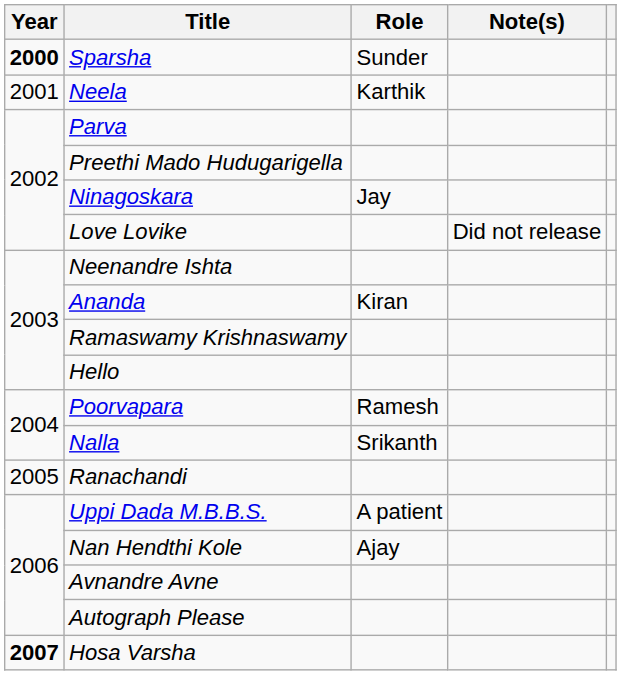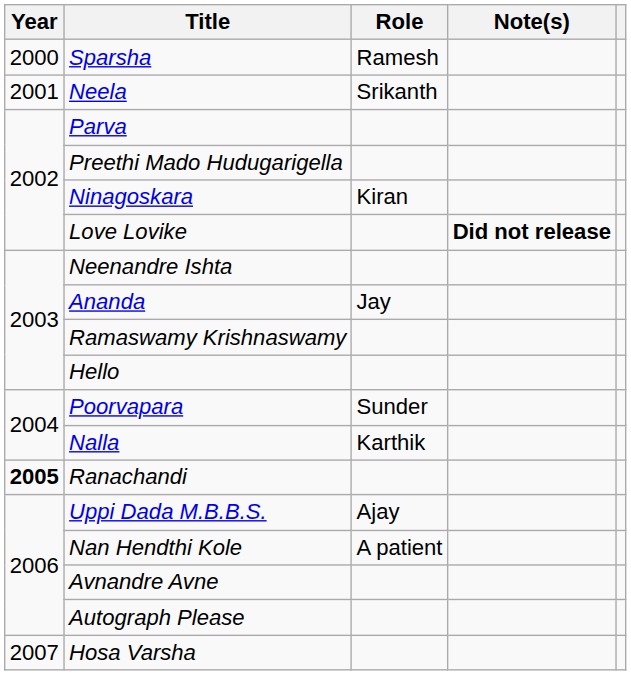(34, 57) bold -> (34, 57) normal
(392, 57) Sunder -> (398, 57) Ramesh
(391, 92) Karthik -> (397, 92) Srikanth
(374, 197) Jay -> (382, 197) Kiran
(527, 232) normal -> (532, 232) bold
(382, 302) Kiran -> (374, 302) Jay
(398, 407) Ramesh -> (392, 407) Sunder
(397, 442) Srikanth -> (391, 442) Karthik
(34, 477) normal -> (34, 477) bold
(400, 512) A patient -> (378, 512) Ajay
(378, 547) Ajay -> (400, 547) A patient
(34, 652) bold -> (34, 652) normal
